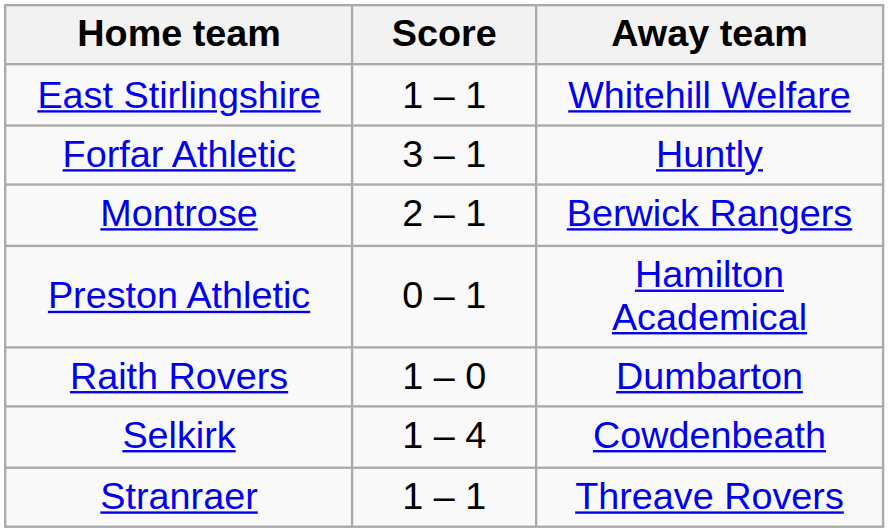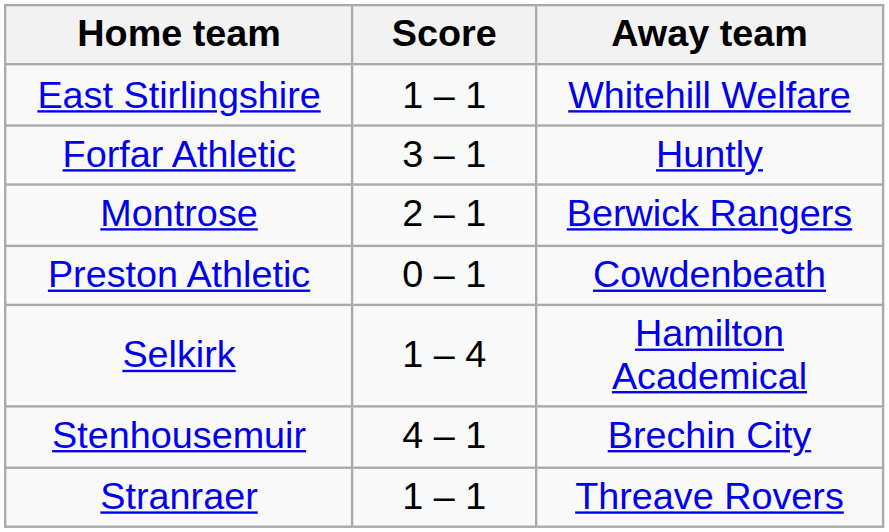(709, 295) Hamilton Academical -> (709, 273) Cowdenbeath
- row: (179, 376)
(709, 436) Cowdenbeath -> (709, 355) Hamilton Academical
+ row: (179, 436)
